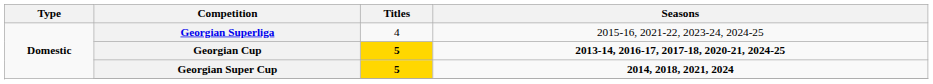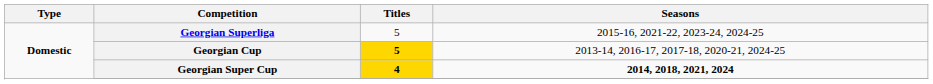(397, 32) 4 -> (397, 32) 5
(680, 51) bold -> (680, 51) normal
(397, 69) 5 -> (397, 69) 4
